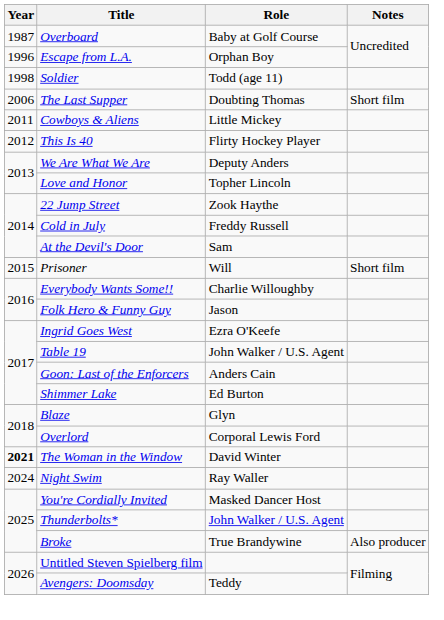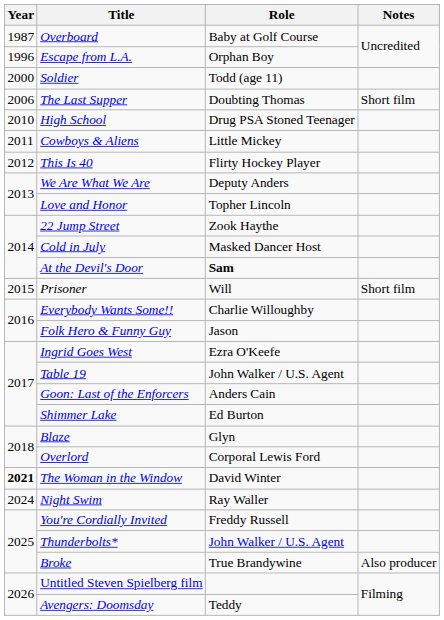(21, 78) 1998 -> (21, 78) 2000
+ row: (73, 120)
(249, 225) Freddy Russell -> (265, 246) Masked Dancer Host
(221, 246) normal -> (221, 267) bold
(265, 499) Masked Dancer Host -> (249, 520) Freddy Russell
